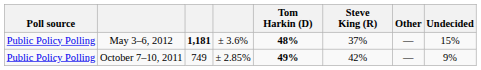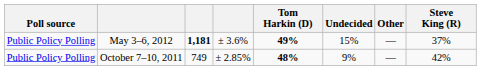columns swapped: (358, 18) <-> (450, 24)
(288, 40) 48% -> (288, 40) 49%
(288, 57) 49% -> (288, 57) 48%
